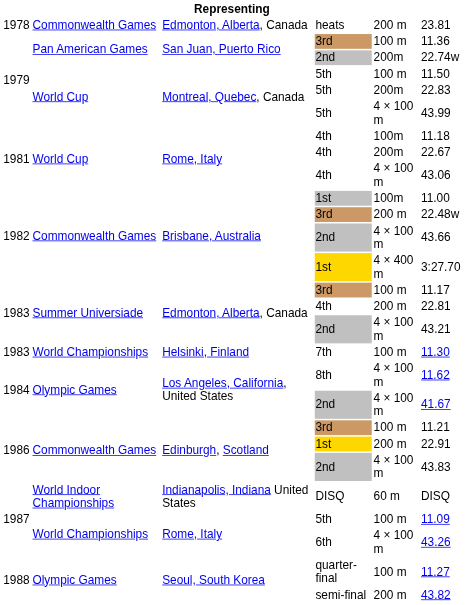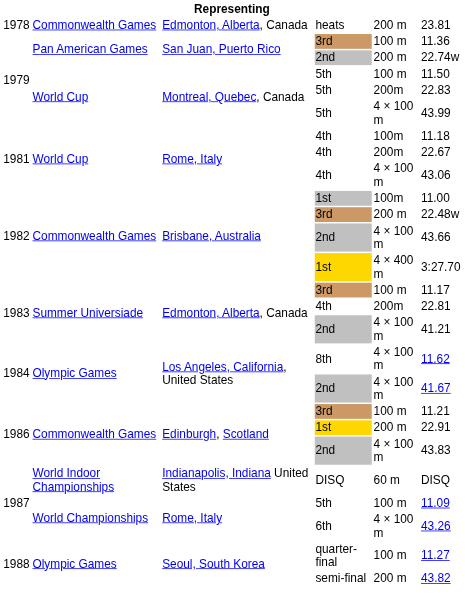(388, 57) 200m -> (390, 57) 200 m
(390, 306) 200 m -> (388, 306) 200m
(436, 329) 43.21 -> (436, 329) 41.21
- row: (206, 352)
